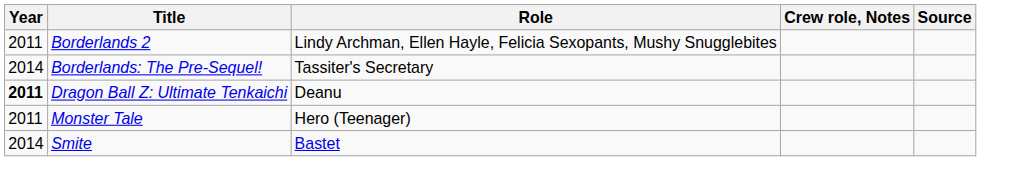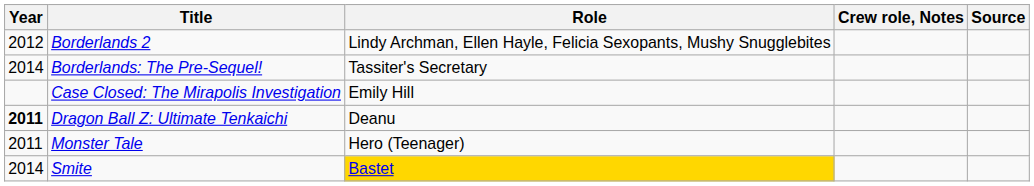(25, 43) 2011 -> (26, 43) 2012
+ row: (196, 93)
(317, 144) no background -> (371, 169) gold background
